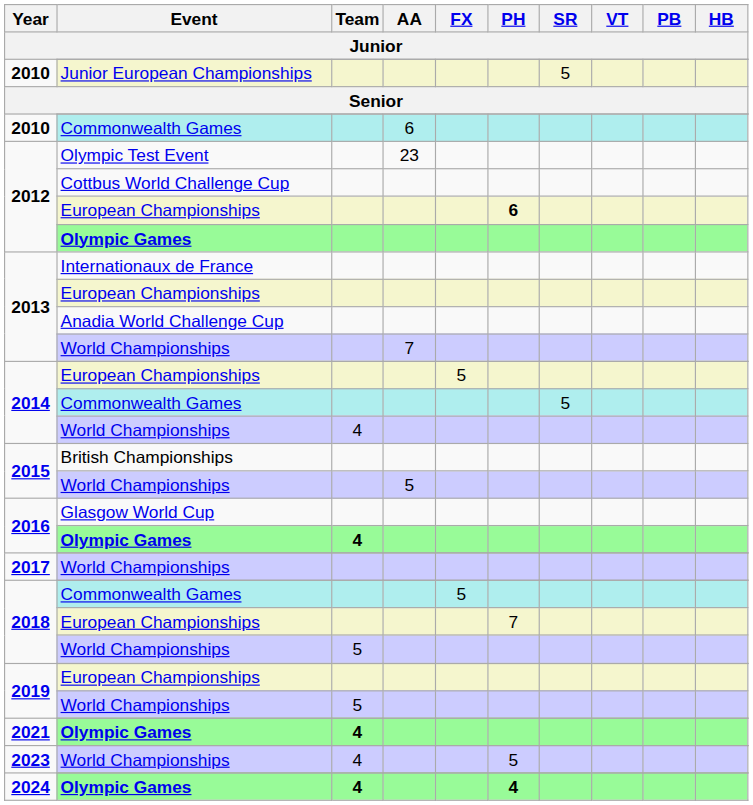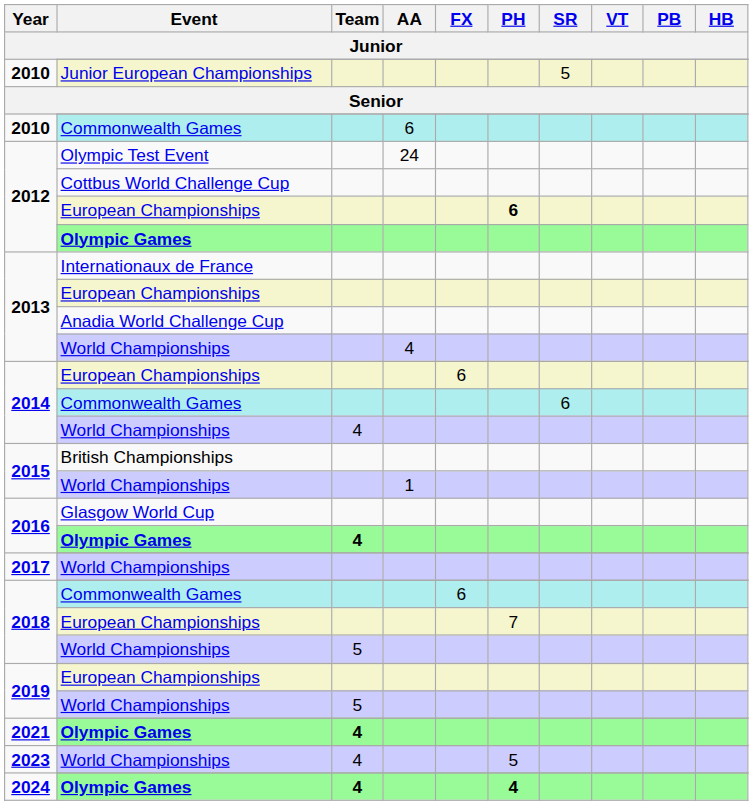(409, 156) 23 -> (409, 156) 24
(409, 348) 7 -> (409, 348) 4
(461, 375) 5 -> (461, 375) 6
(565, 403) 5 -> (565, 403) 6
(409, 485) 5 -> (409, 485) 1
(461, 595) 5 -> (461, 595) 6
